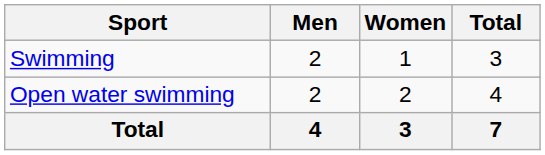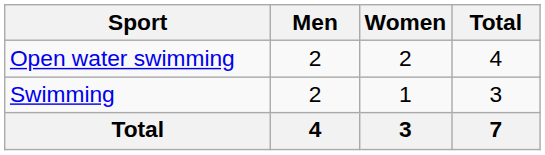rows swapped: (122, 94) <-> (62, 58)
